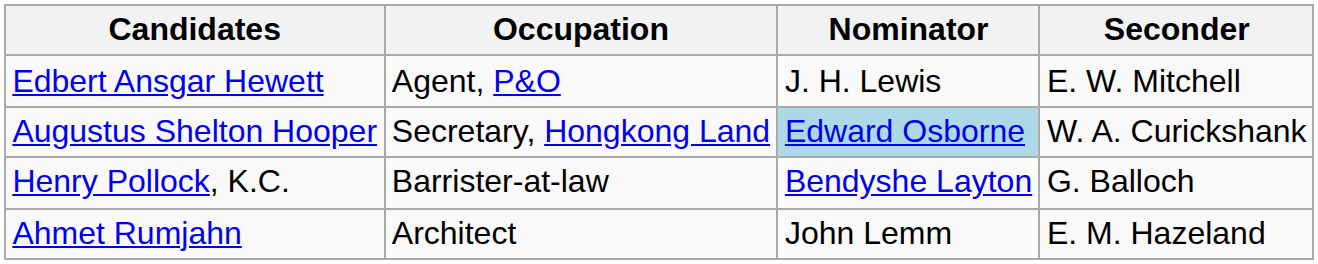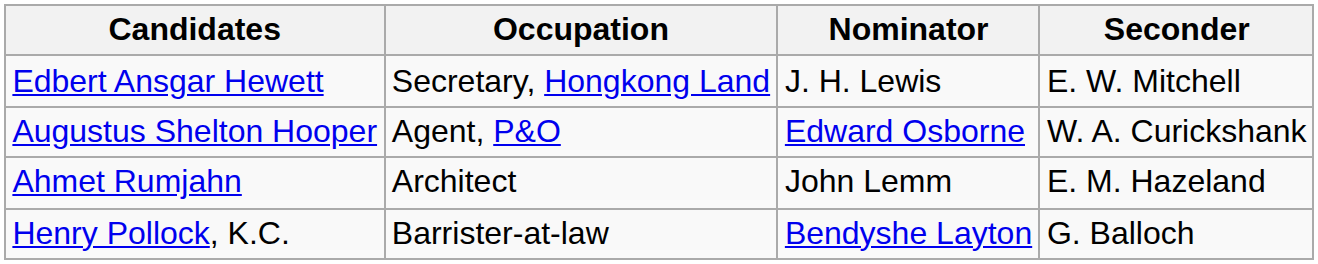(476, 80) Agent, P&O -> (581, 80) Secretary, Hongkong Land
(581, 131) Secretary, Hongkong Land -> (476, 131) Agent, P&O
(905, 131) lightblue background -> (905, 131) no background
rows swapped: (151, 182) <-> (127, 232)
